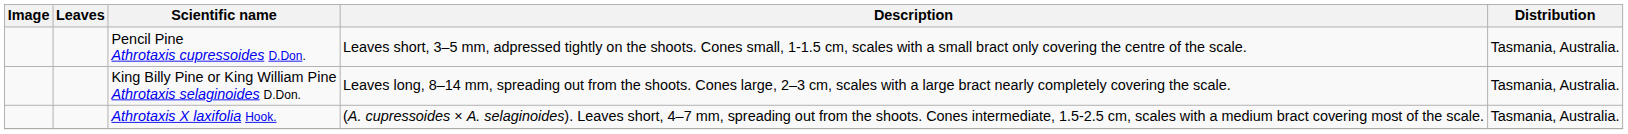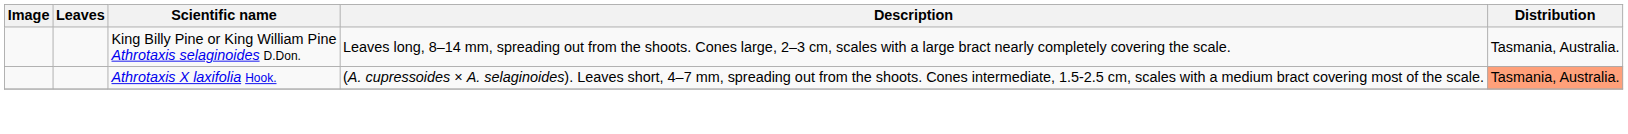- row: (209, 46)
(1555, 116) no background -> (1555, 77) lightsalmon background
